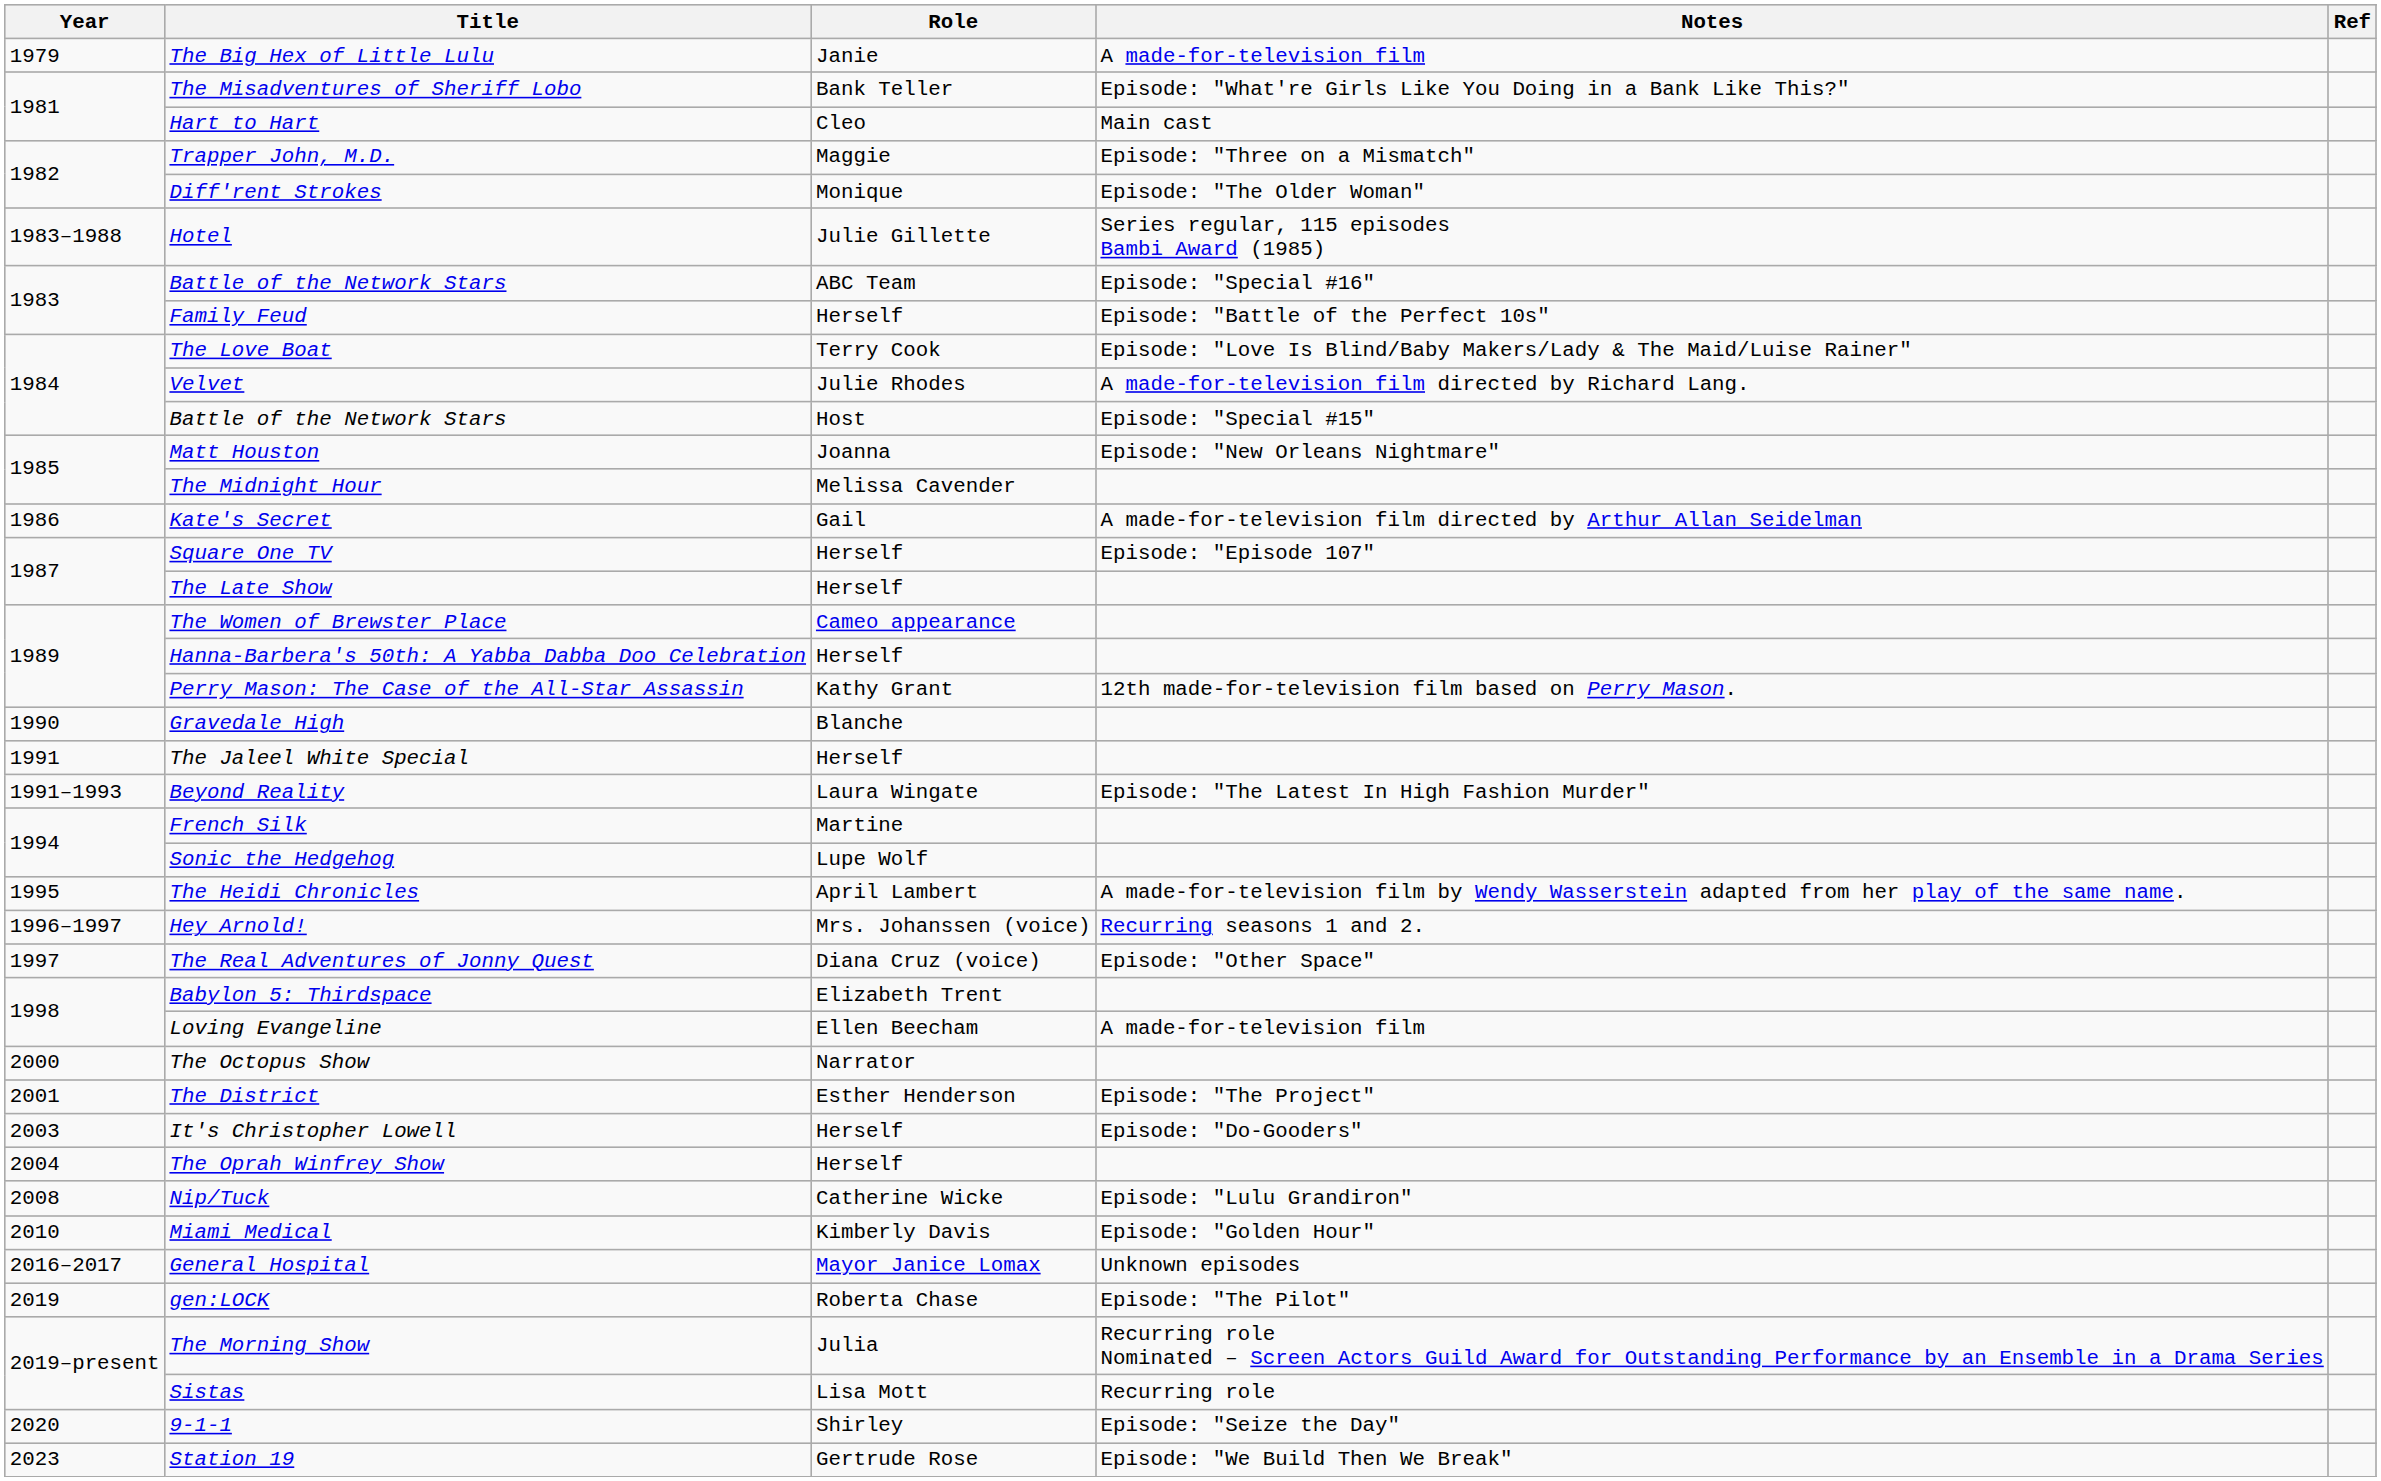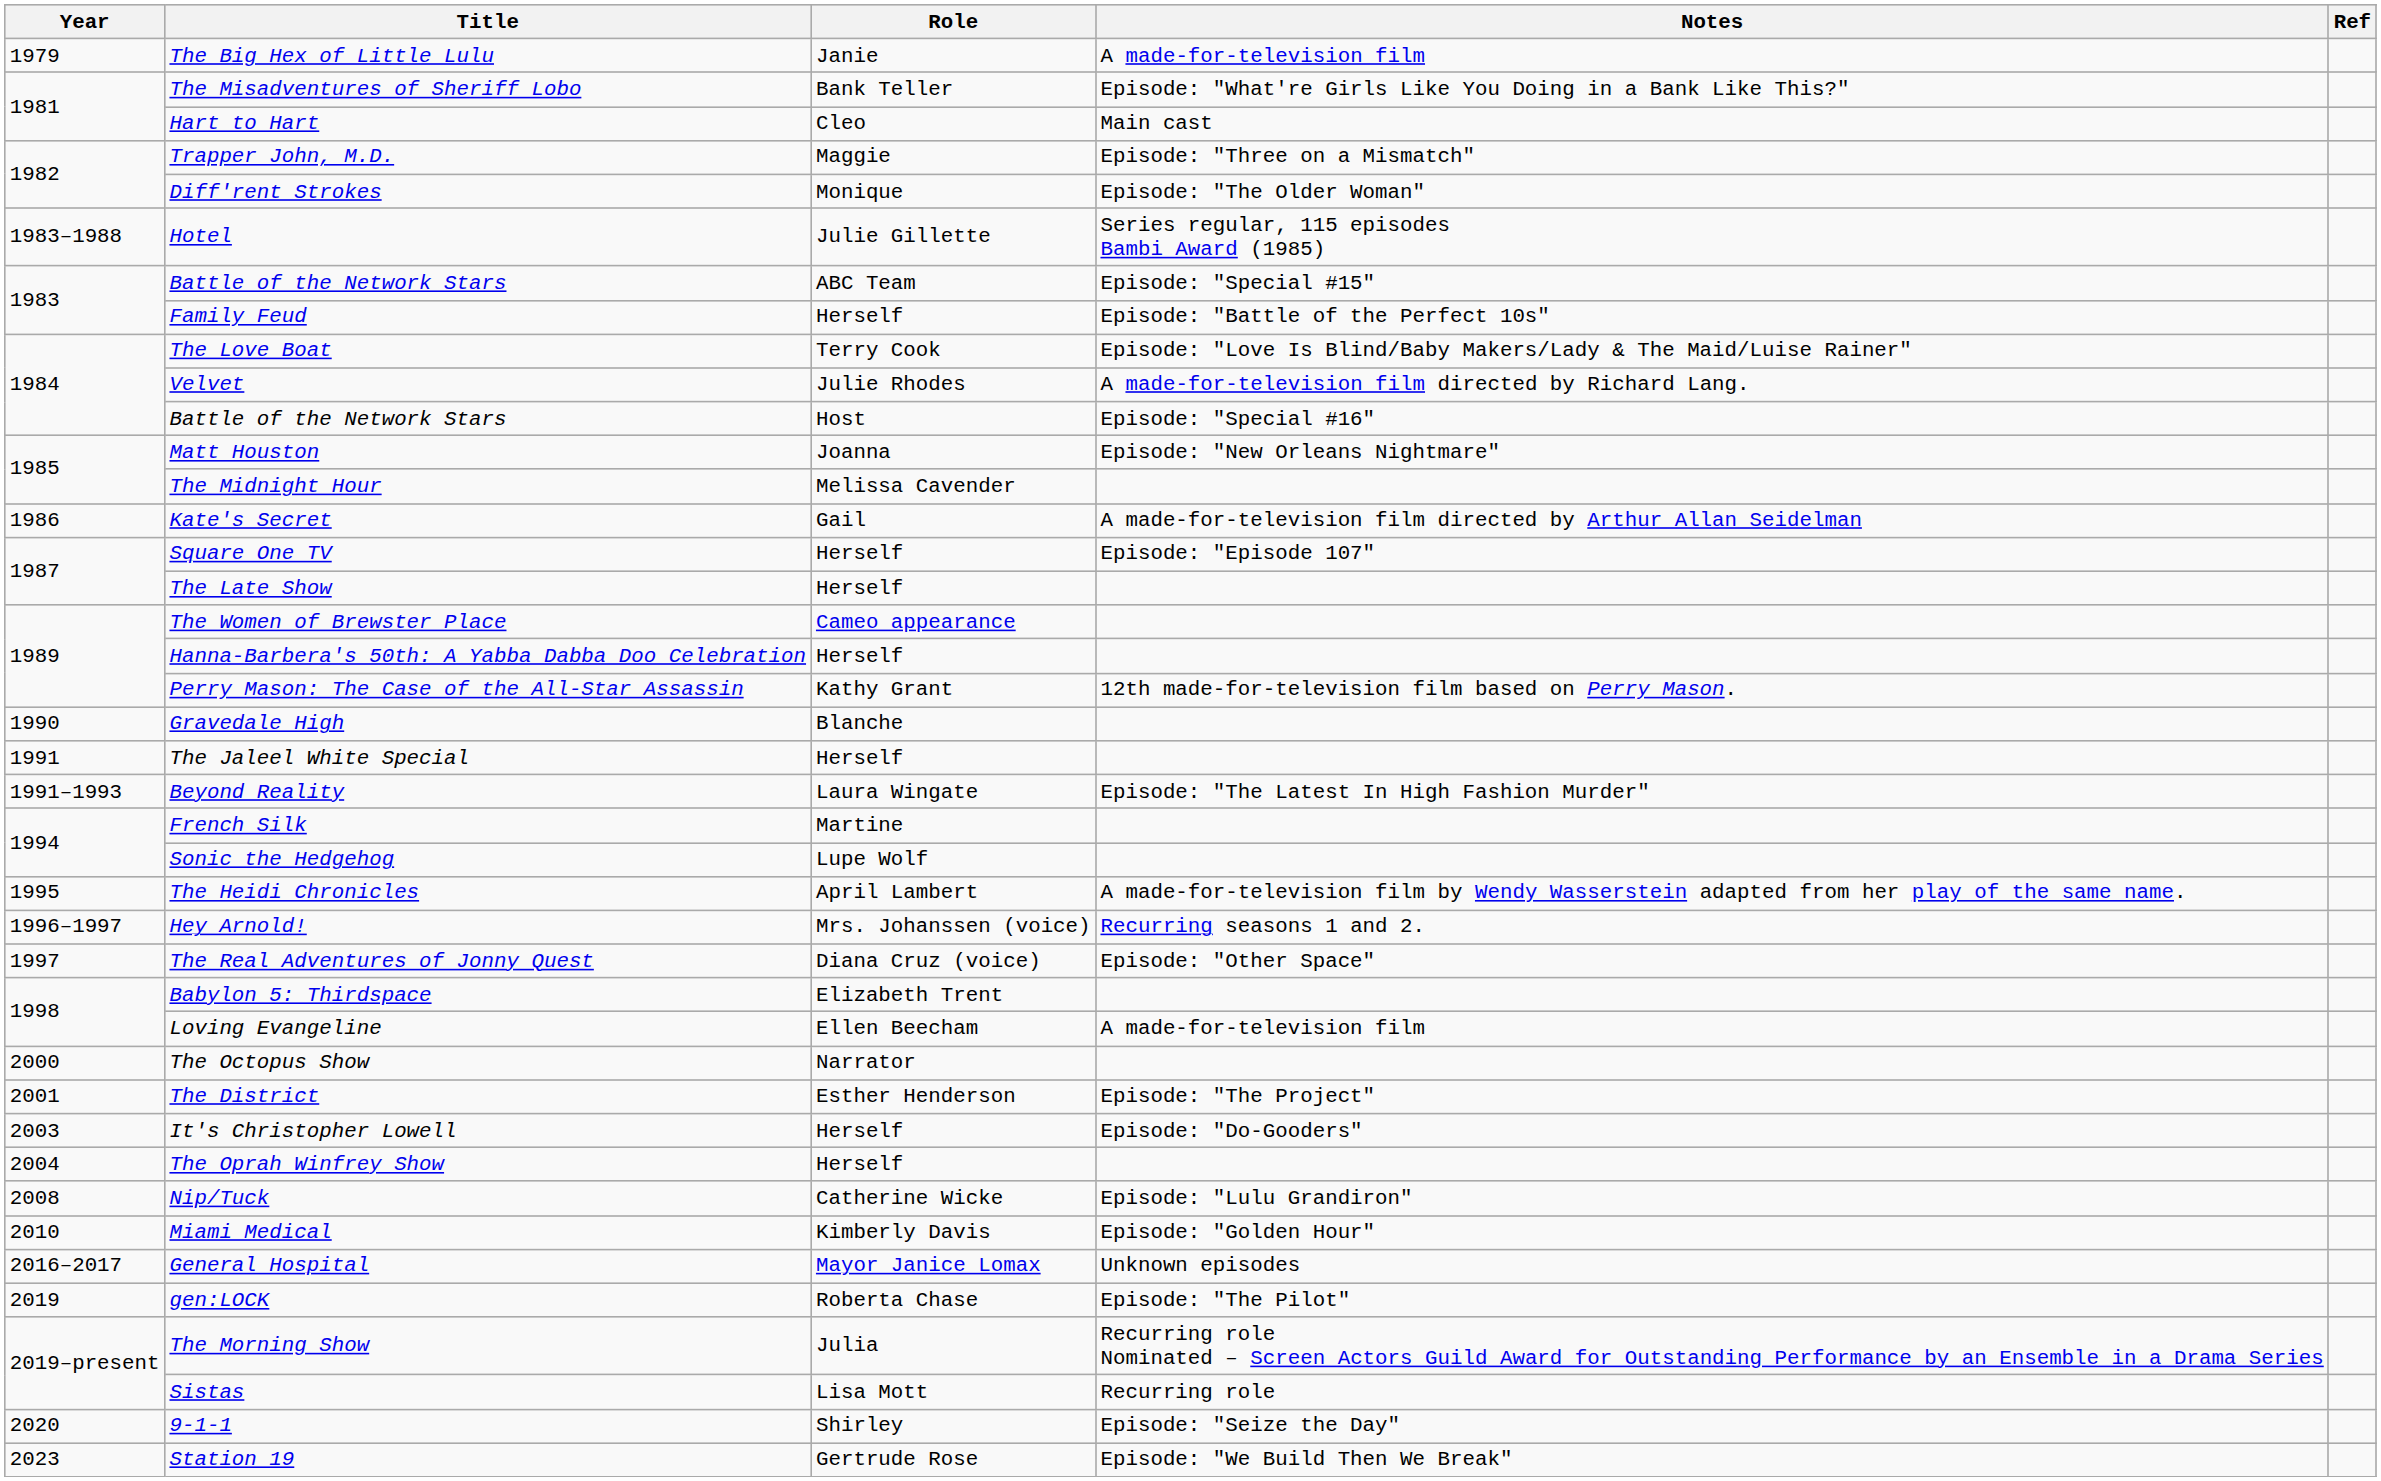(1238, 283) Episode: "Special #16" -> (1238, 283) Episode: "Special #15"
(1238, 419) Episode: "Special #15" -> (1238, 419) Episode: "Special #16"
